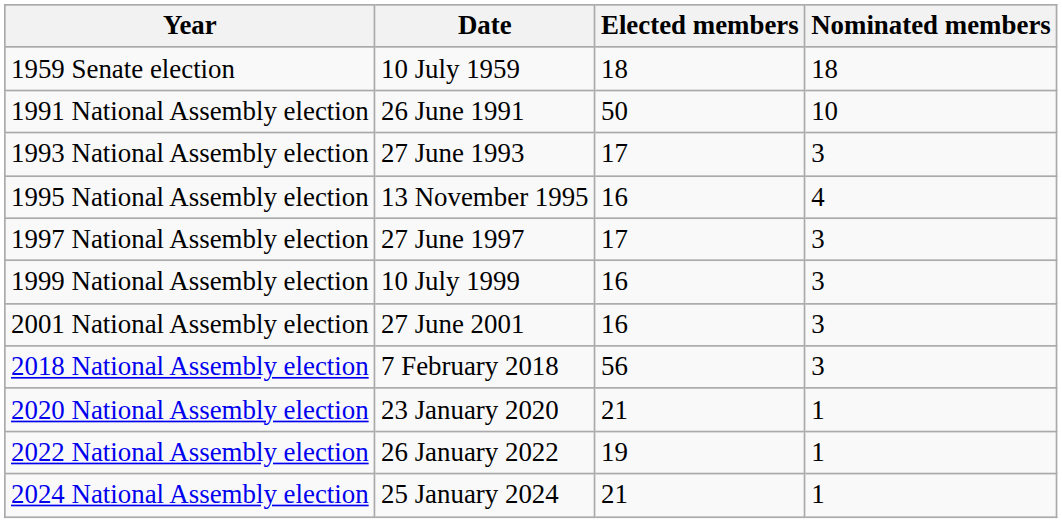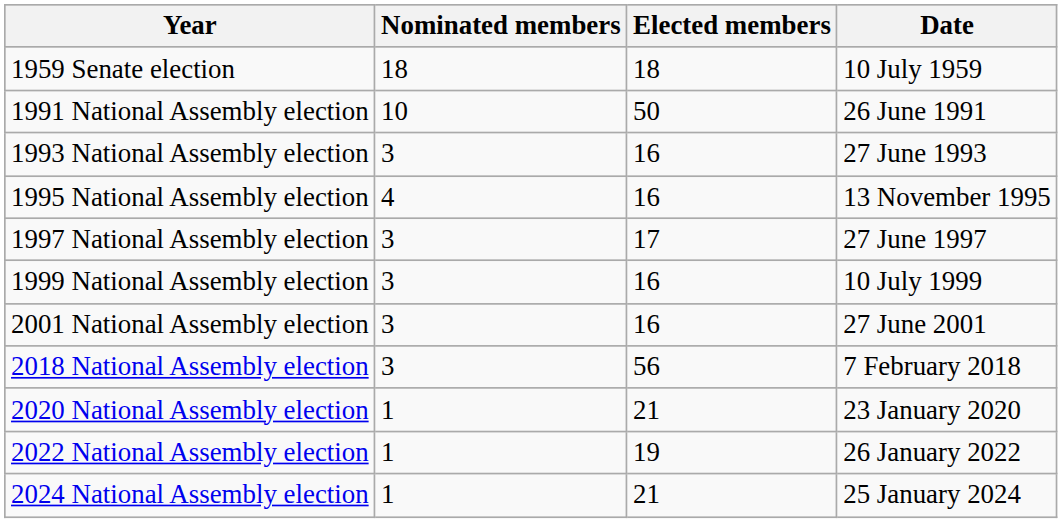columns swapped: (485, 25) <-> (931, 25)
(614, 153) 17 -> (646, 153) 16
